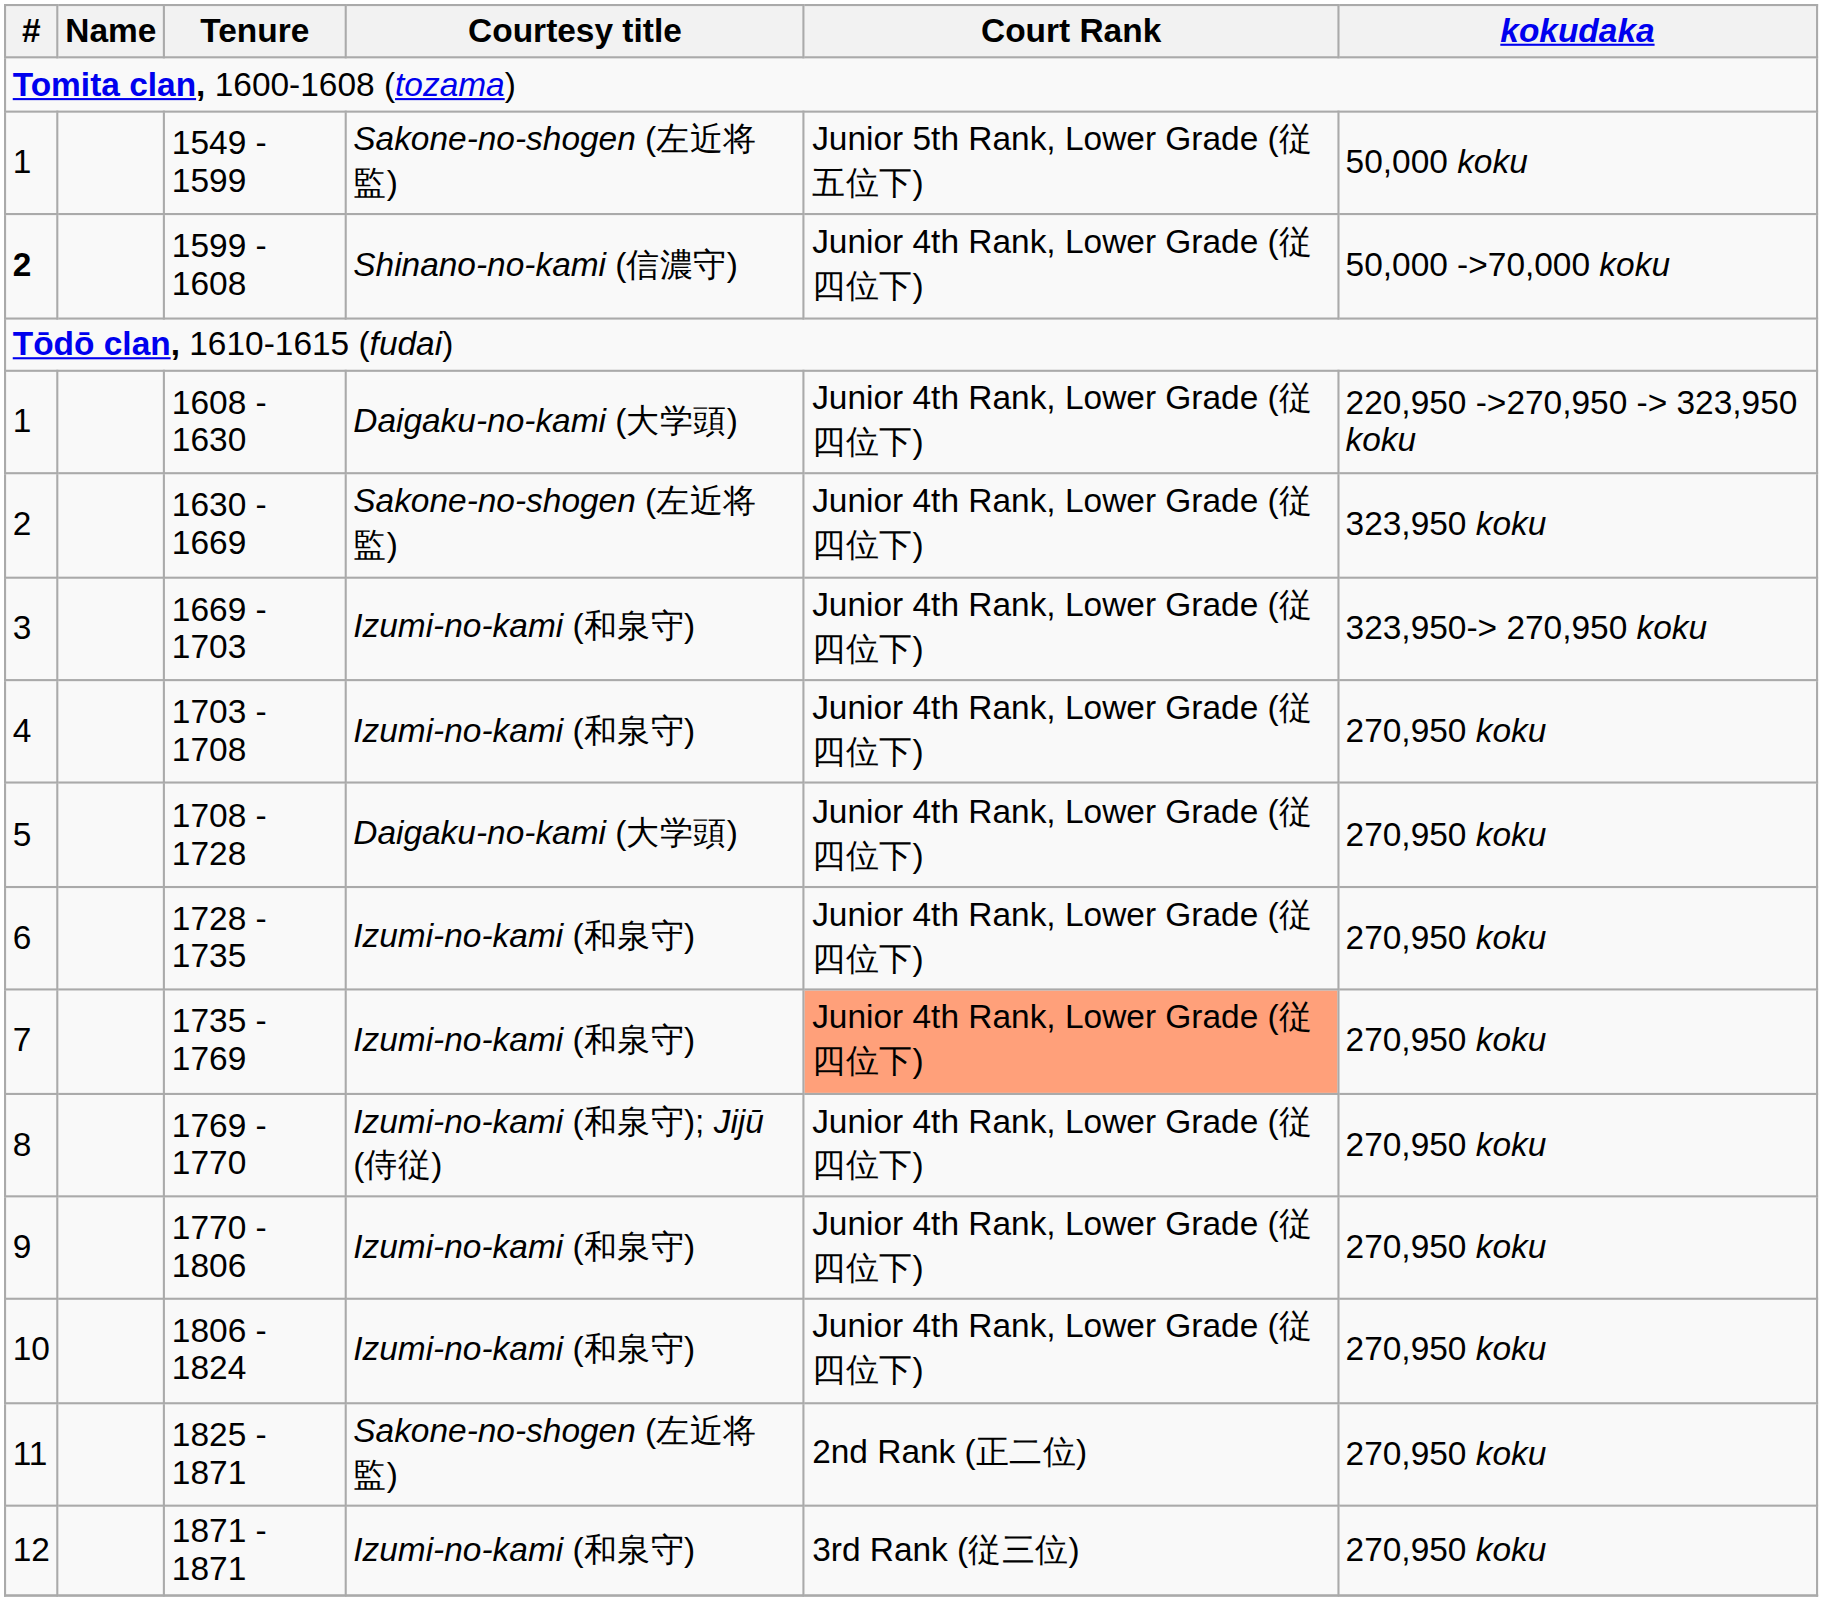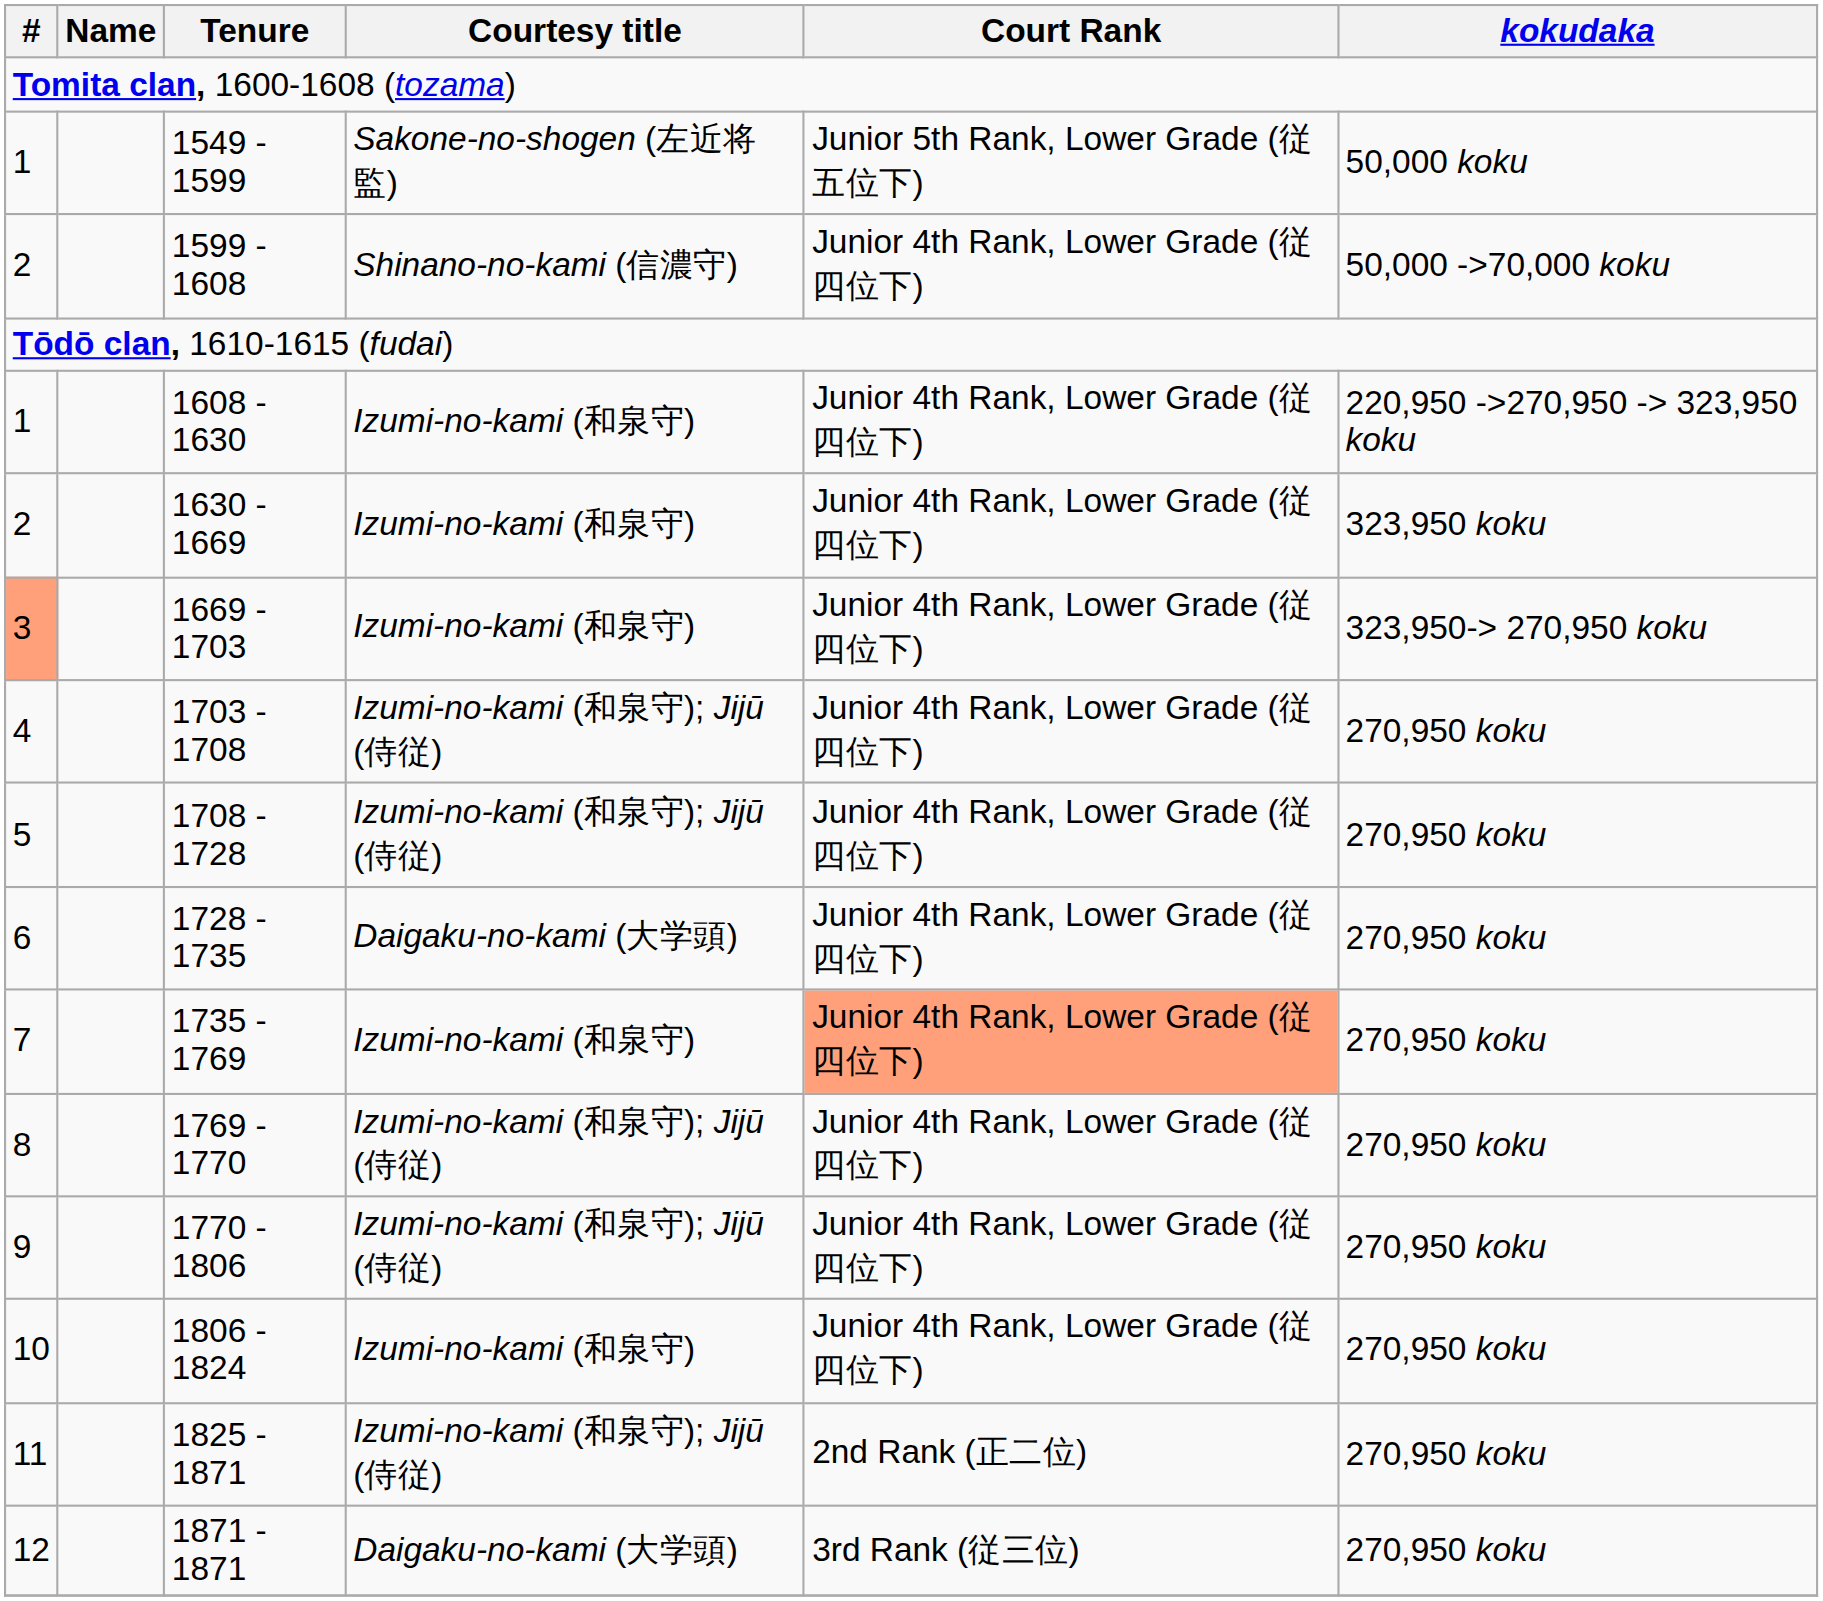(22, 265) bold -> (22, 265) normal
(546, 420) Daigaku-no-kami (大学頭) -> (524, 420) Izumi-no-kami (和泉守)
(555, 523) Sakone-no-shogen (左近将監) -> (524, 523) Izumi-no-kami (和泉守)
(22, 627) no background -> (22, 627) lightsalmon background
(524, 730) Izumi-no-kami (和泉守) -> (559, 730) Izumi-no-kami (和泉守); Jijū (侍従)
(546, 833) Daigaku-no-kami (大学頭) -> (559, 833) Izumi-no-kami (和泉守); Jijū (侍従)
(524, 936) Izumi-no-kami (和泉守) -> (546, 936) Daigaku-no-kami (大学頭)
(524, 1246) Izumi-no-kami (和泉守) -> (559, 1246) Izumi-no-kami (和泉守); Jijū (侍従)
(555, 1452) Sakone-no-shogen (左近将監) -> (559, 1452) Izumi-no-kami (和泉守); Jijū (侍従)
(524, 1549) Izumi-no-kami (和泉守) -> (546, 1549) Daigaku-no-kami (大学頭)
